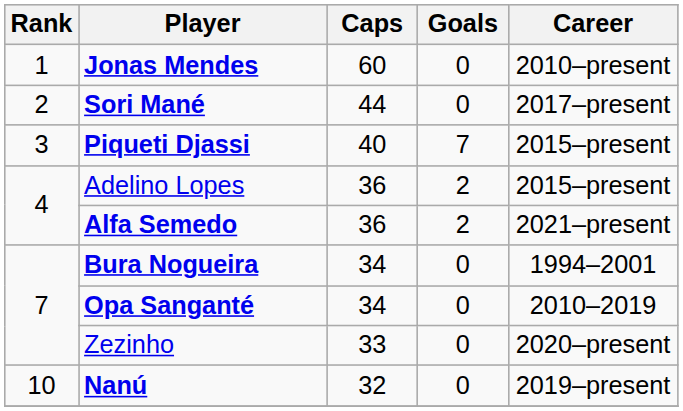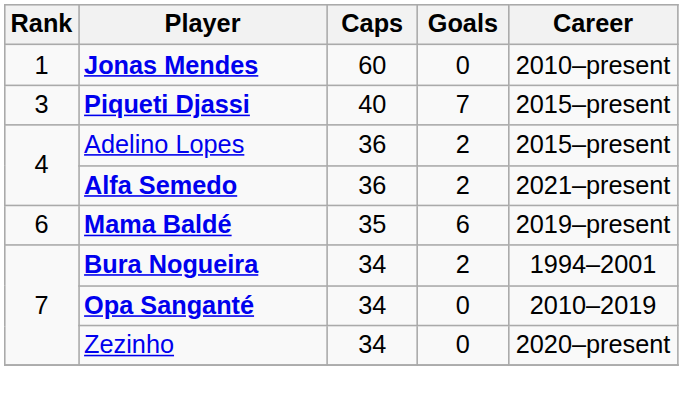- row: (144, 104)
+ row: (158, 225)
(463, 265) 0 -> (463, 265) 2
(372, 345) 33 -> (372, 345) 34
- row: (116, 385)
